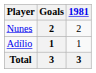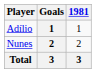rows swapped: (20, 28) <-> (20, 44)
